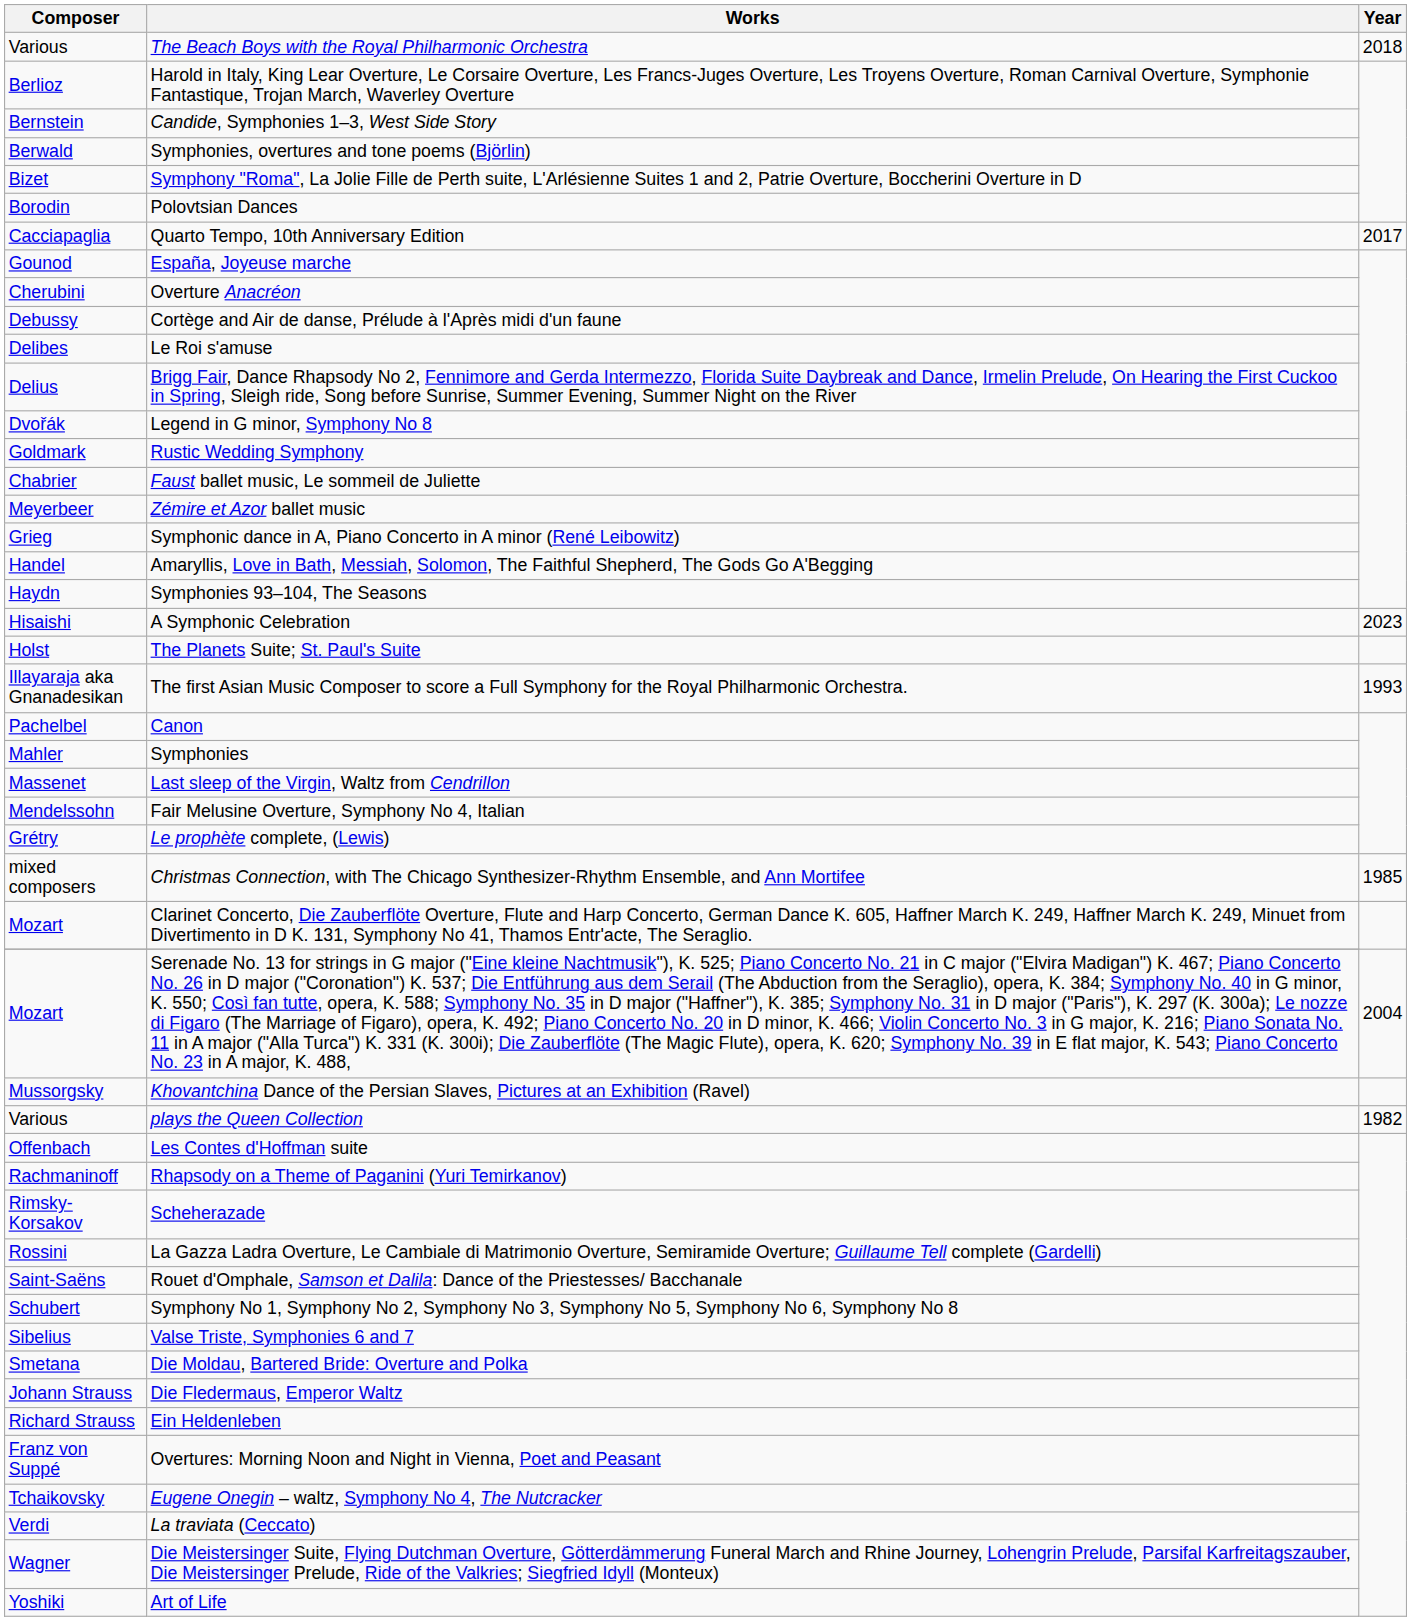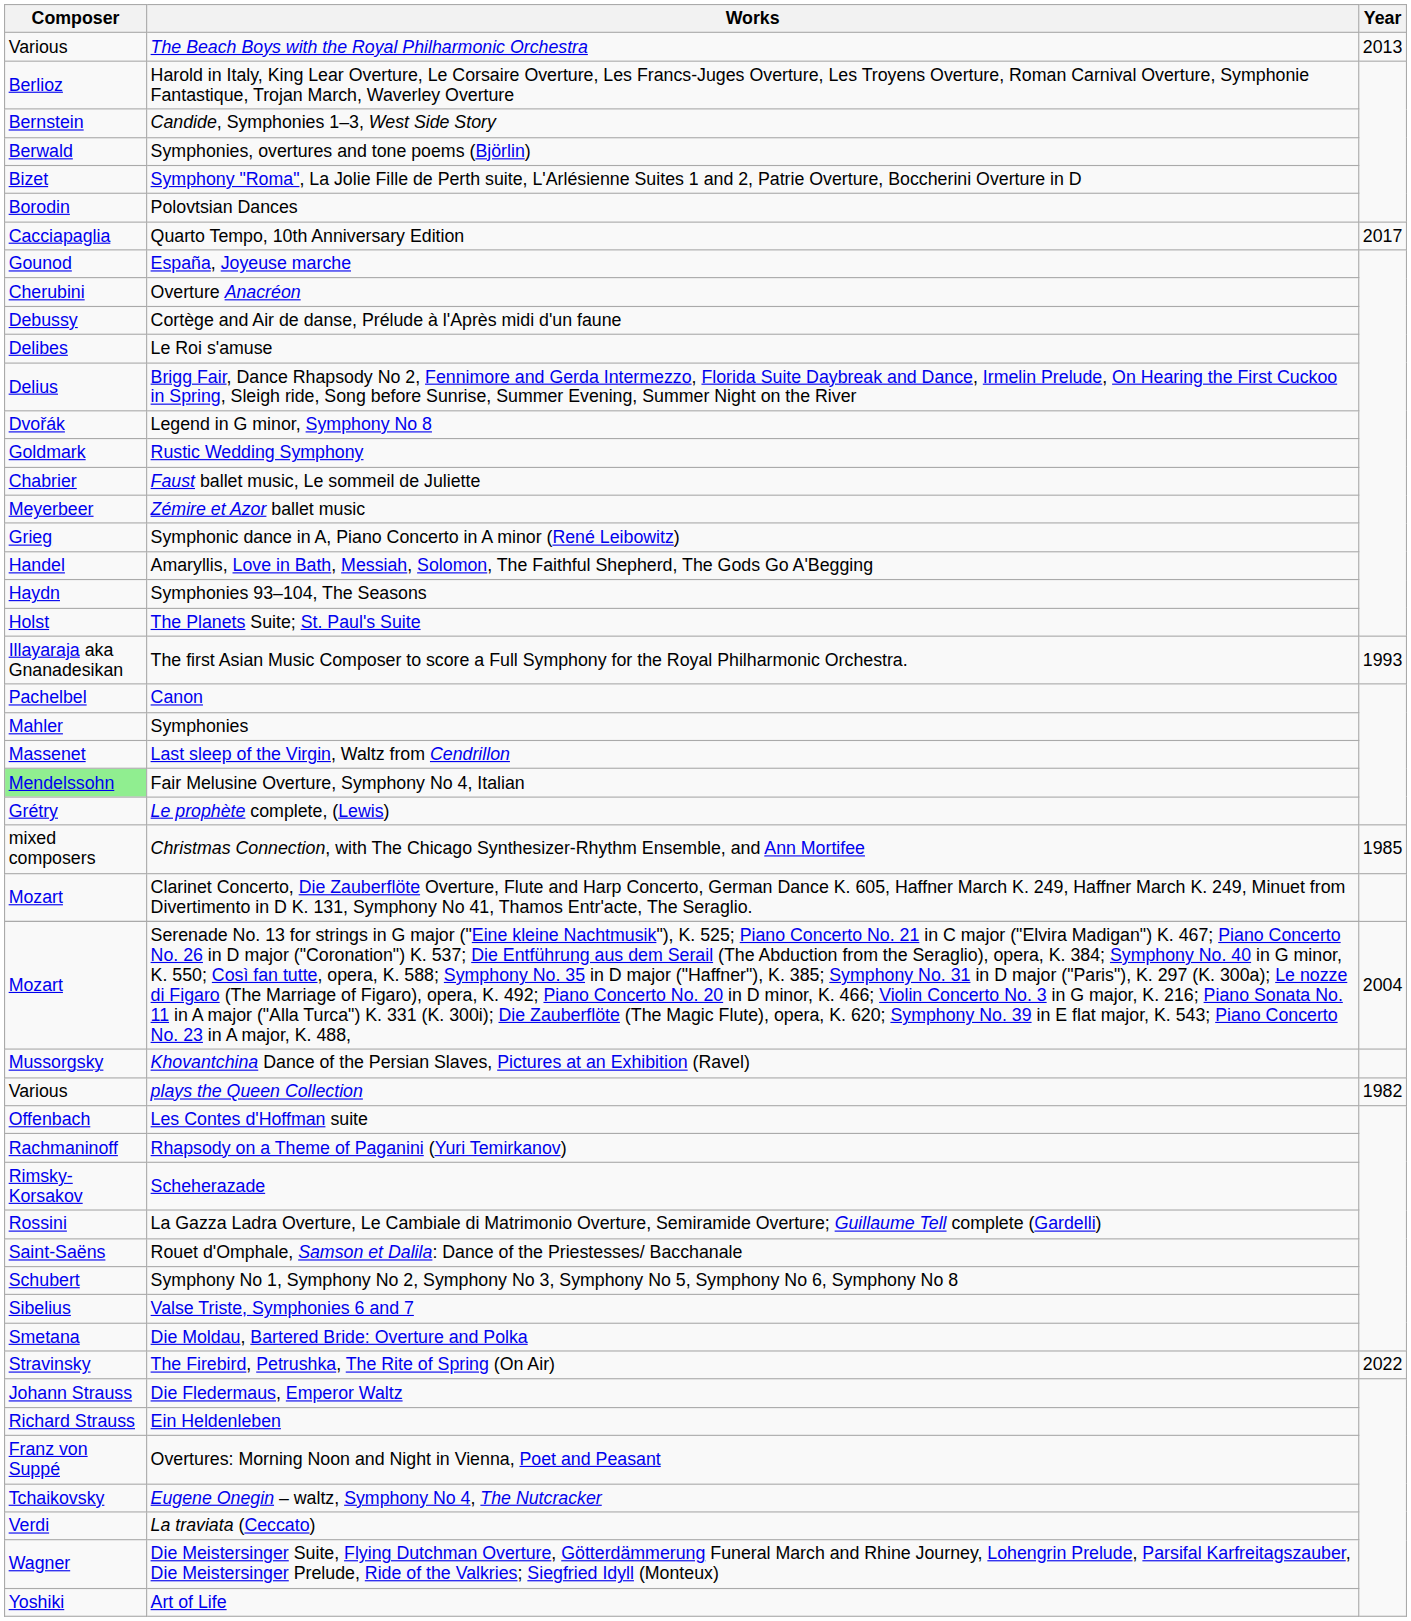(1383, 46) 2018 -> (1383, 46) 2013
- row: (250, 621)
(61, 810) no background -> (61, 782) lightgreen background
+ row: (353, 1365)
